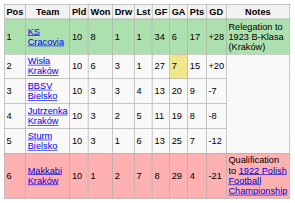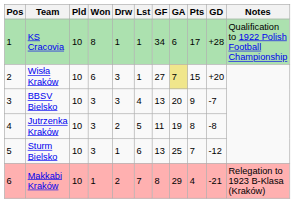(256, 37) Relegation to 1923 B-Klasa (Kraków) -> (258, 42) Qualification to 1922 Polish Football Championship
(258, 176) Qualification to 1922 Polish Football Championship -> (256, 181) Relegation to 1923 B-Klasa (Kraków)
